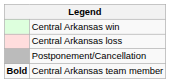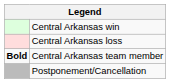rows swapped: (89, 56) <-> (97, 71)
